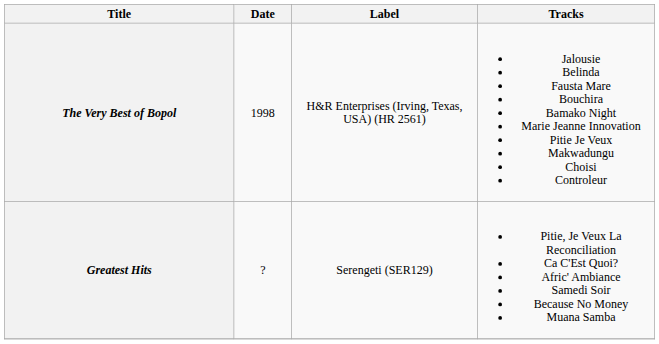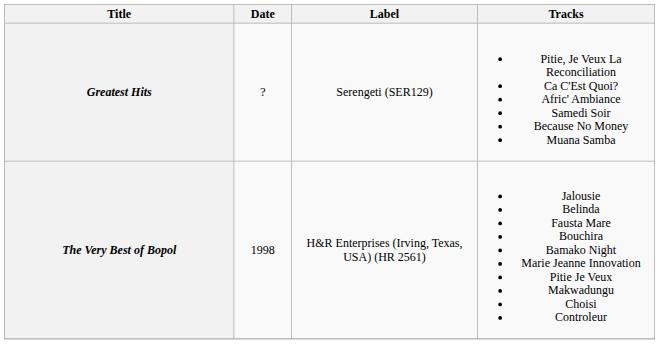rows swapped: (119, 270) <-> (119, 112)
